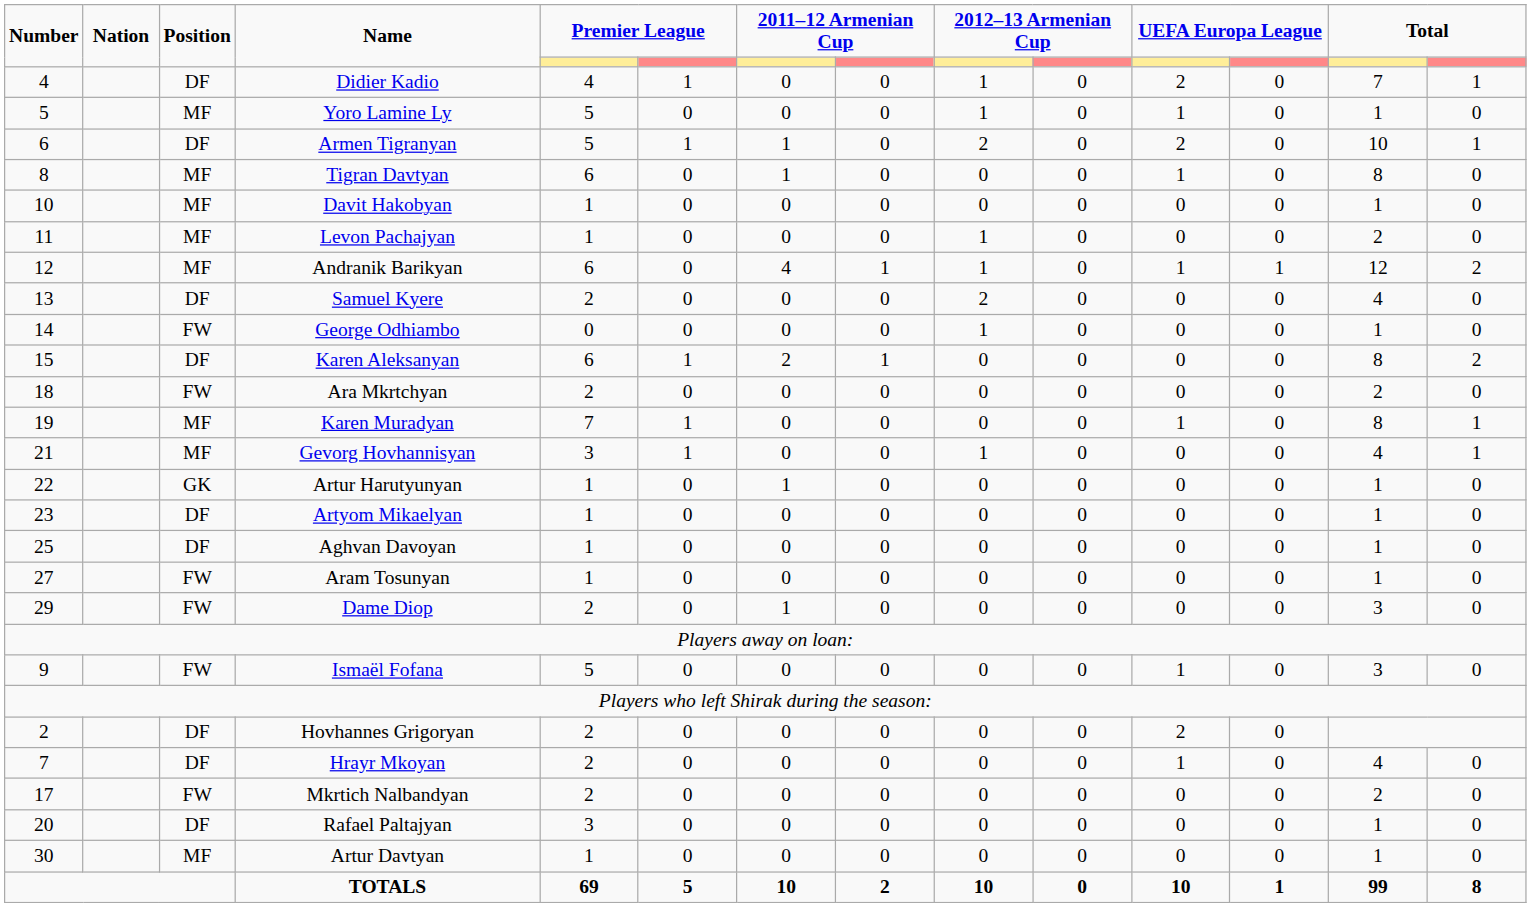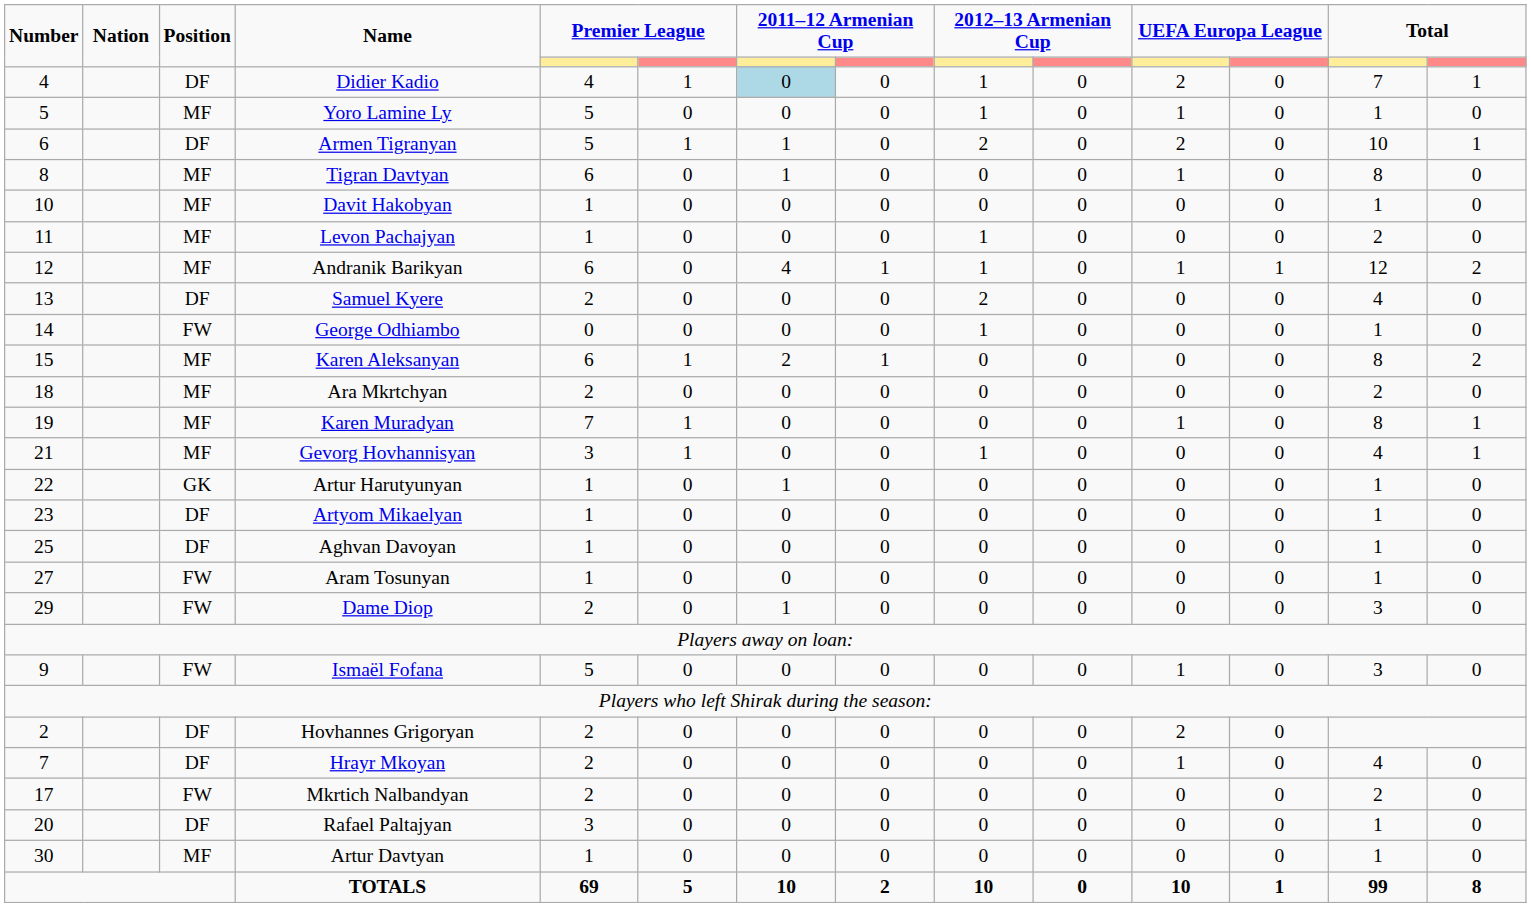(786, 81) no background -> (786, 81) lightblue background
(197, 360) DF -> (197, 360) MF
(197, 391) FW -> (197, 391) MF
